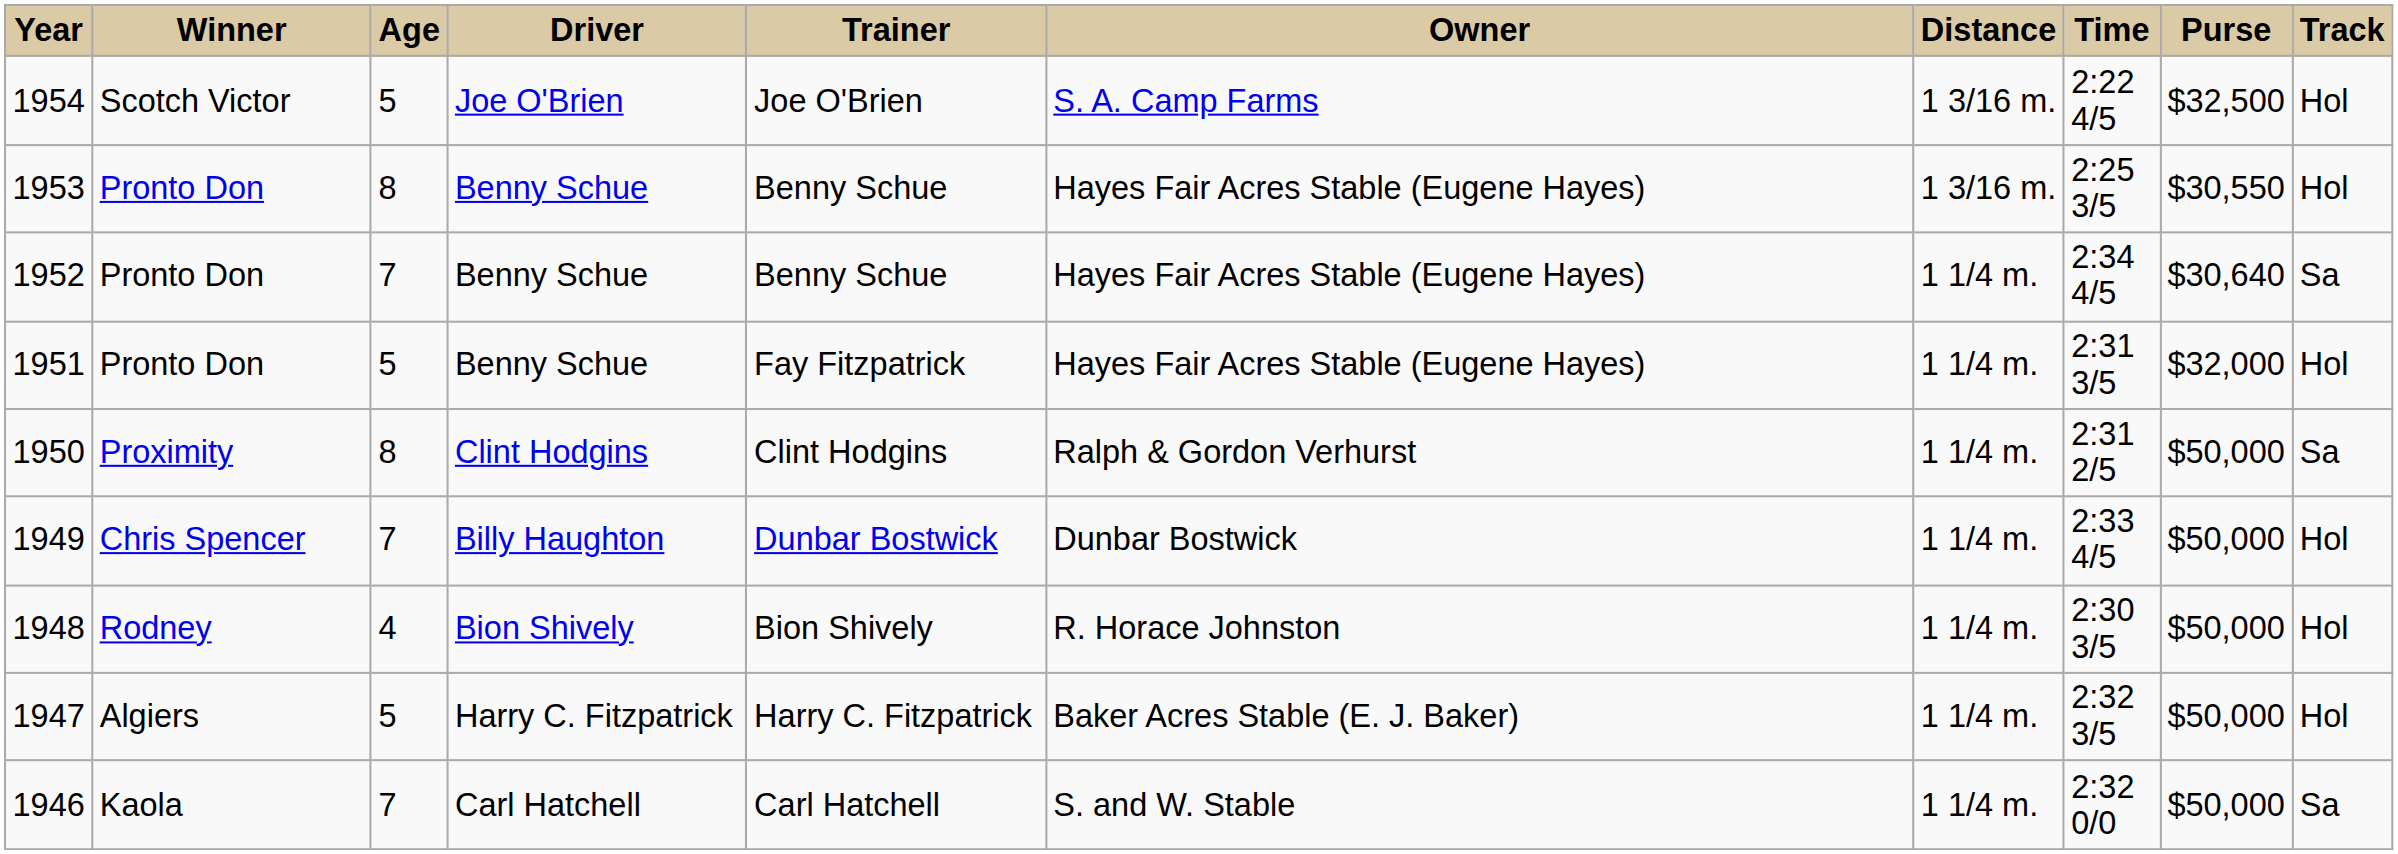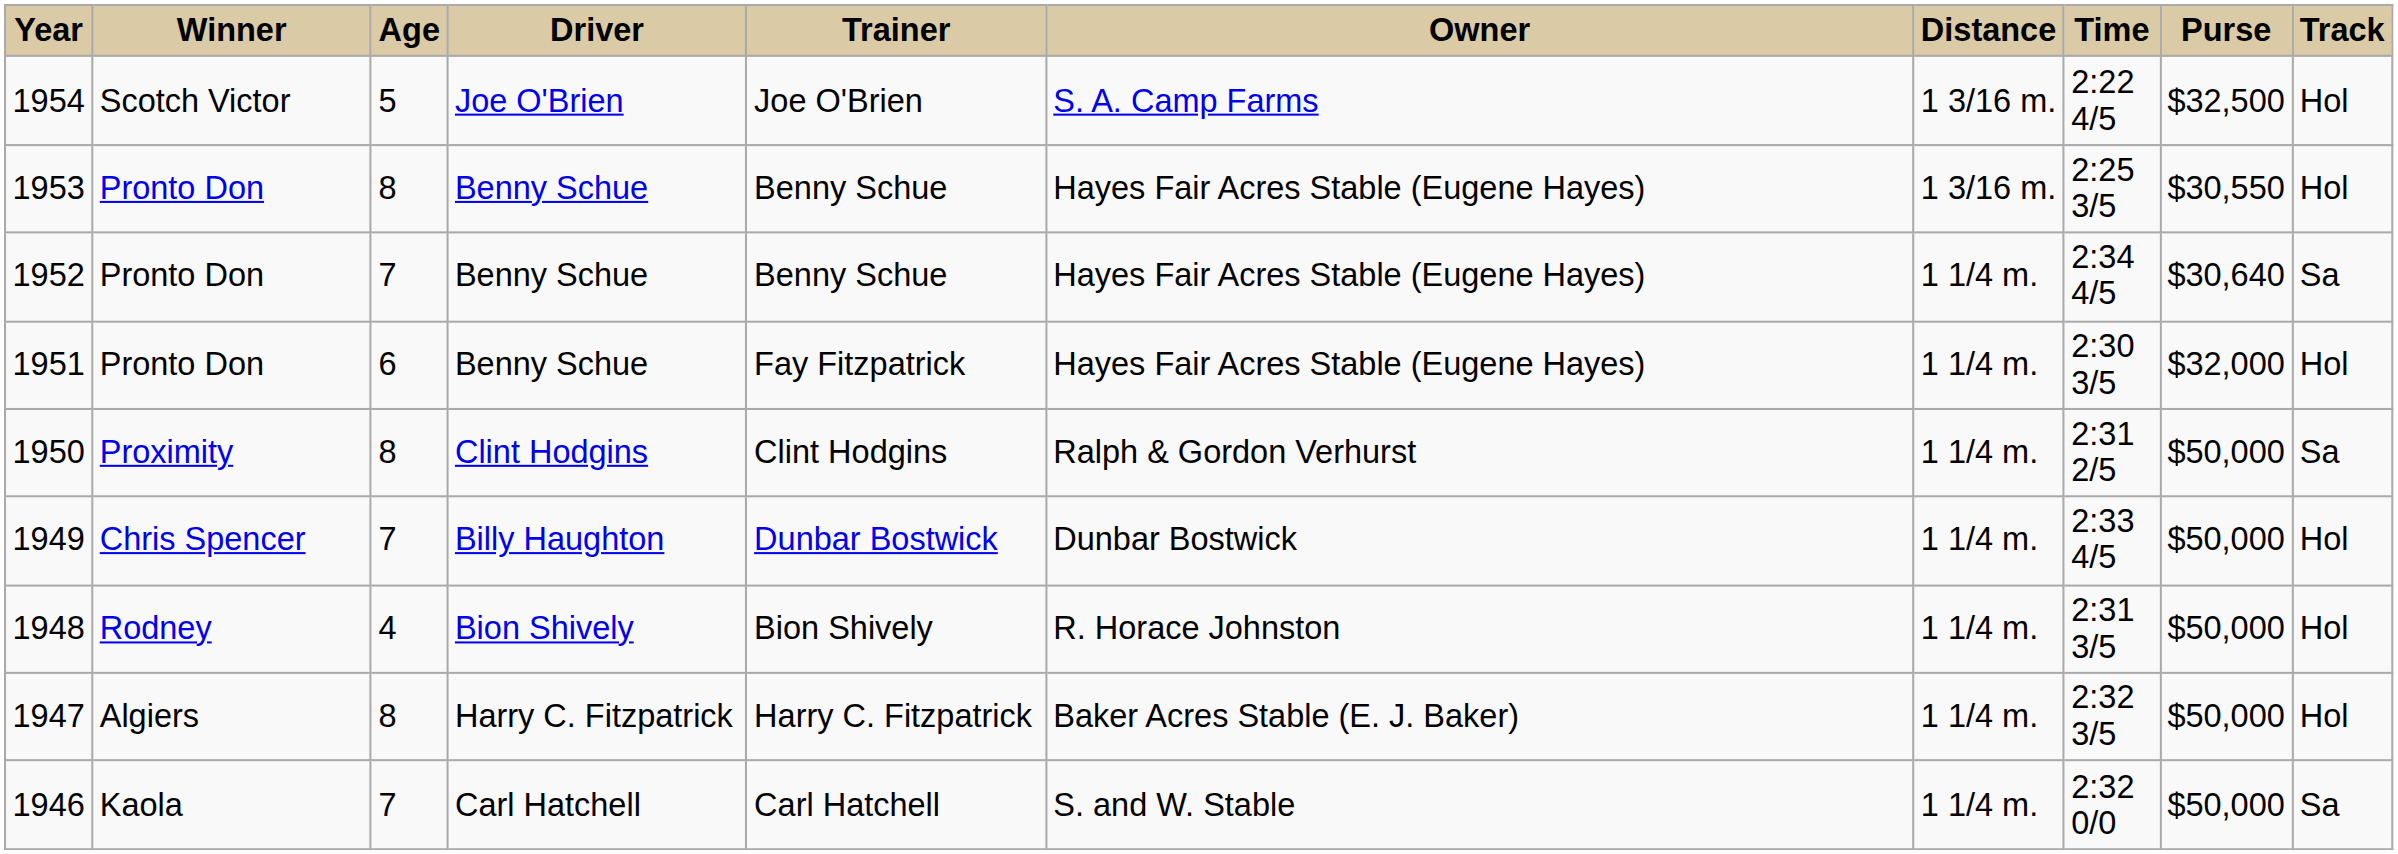(388, 364) 5 -> (388, 364) 6
(2103, 364) 2:31 3/5 -> (2103, 364) 2:30 3/5
(2103, 628) 2:30 3/5 -> (2103, 628) 2:31 3/5
(388, 716) 5 -> (388, 716) 8
